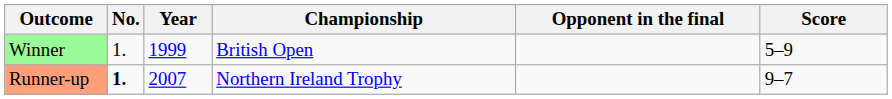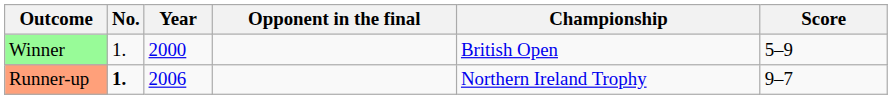columns swapped: (364, 19) <-> (638, 19)
(167, 49) 1999 -> (167, 49) 2000
(167, 79) 2007 -> (167, 79) 2006
